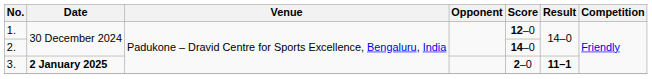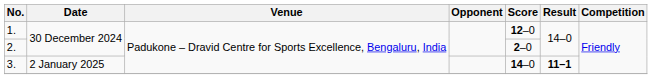(523, 47) 14–0 -> (523, 47) 2–0
(68, 64) bold -> (67, 64) normal
(523, 64) 2–0 -> (523, 64) 14–0
